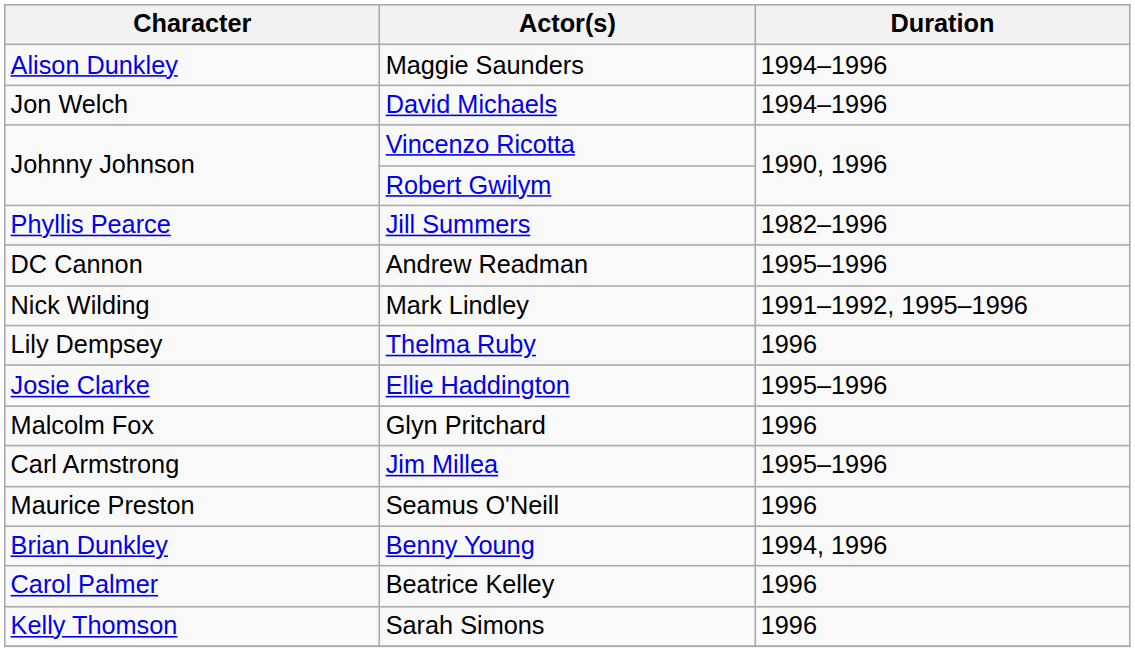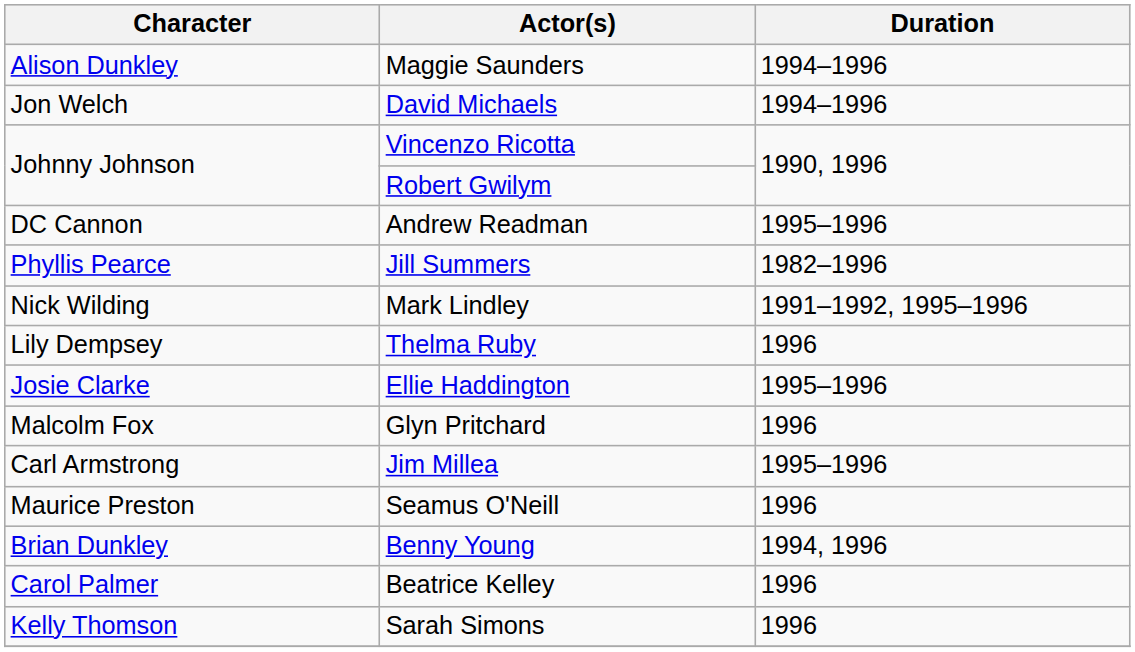rows swapped: (487, 265) <-> (458, 225)
